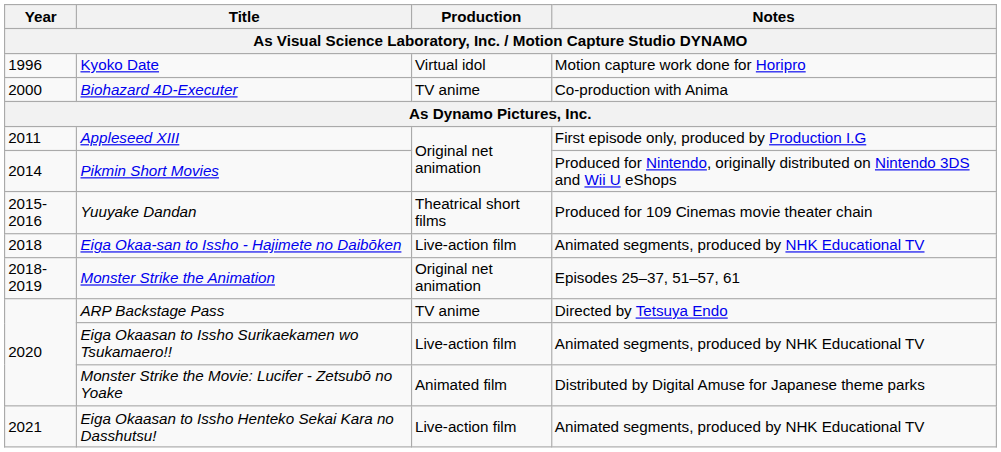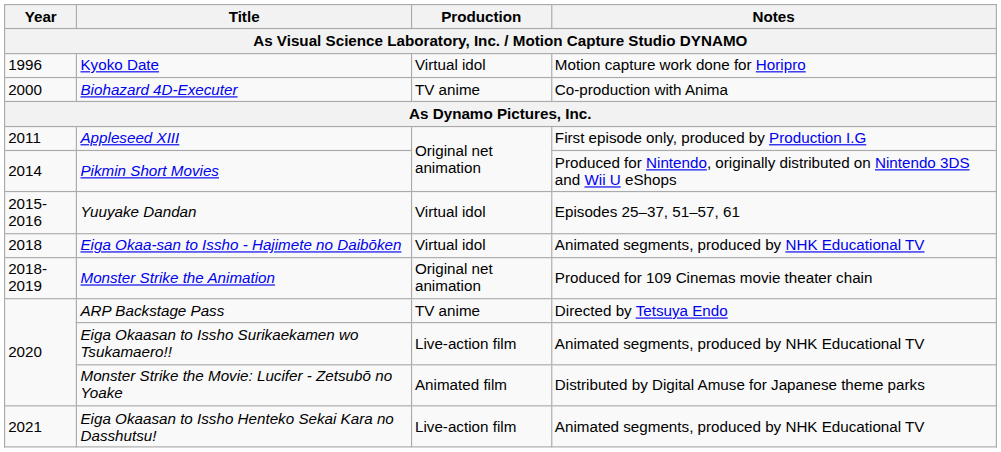(467, 213) Theatrical short films -> (450, 213) Virtual idol
(714, 213) Produced for 109 Cinemas movie theater chain -> (647, 213) Episodes 25–37, 51–57, 61
(466, 246) Live-action film -> (450, 246) Virtual idol
(647, 278) Episodes 25–37, 51–57, 61 -> (714, 278) Produced for 109 Cinemas movie theater chain
